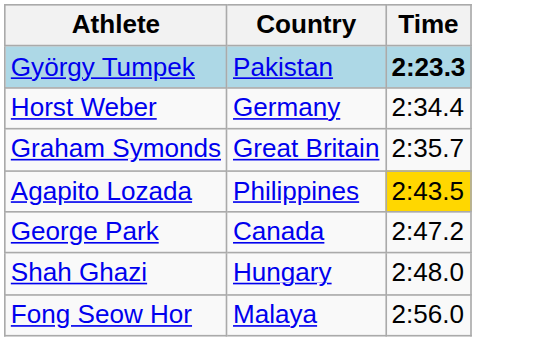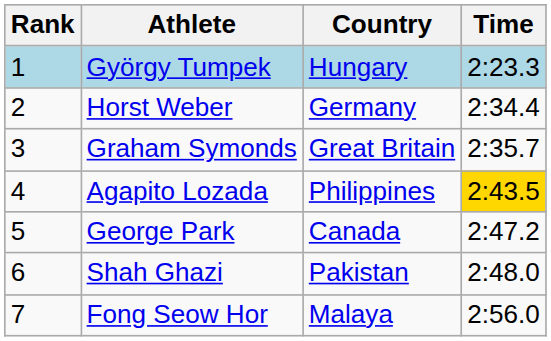+ column: (43, 25)
(283, 66) Pakistan -> (358, 66) Hungary
(428, 66) bold -> (503, 66) normal
(282, 273) Hungary -> (359, 273) Pakistan
